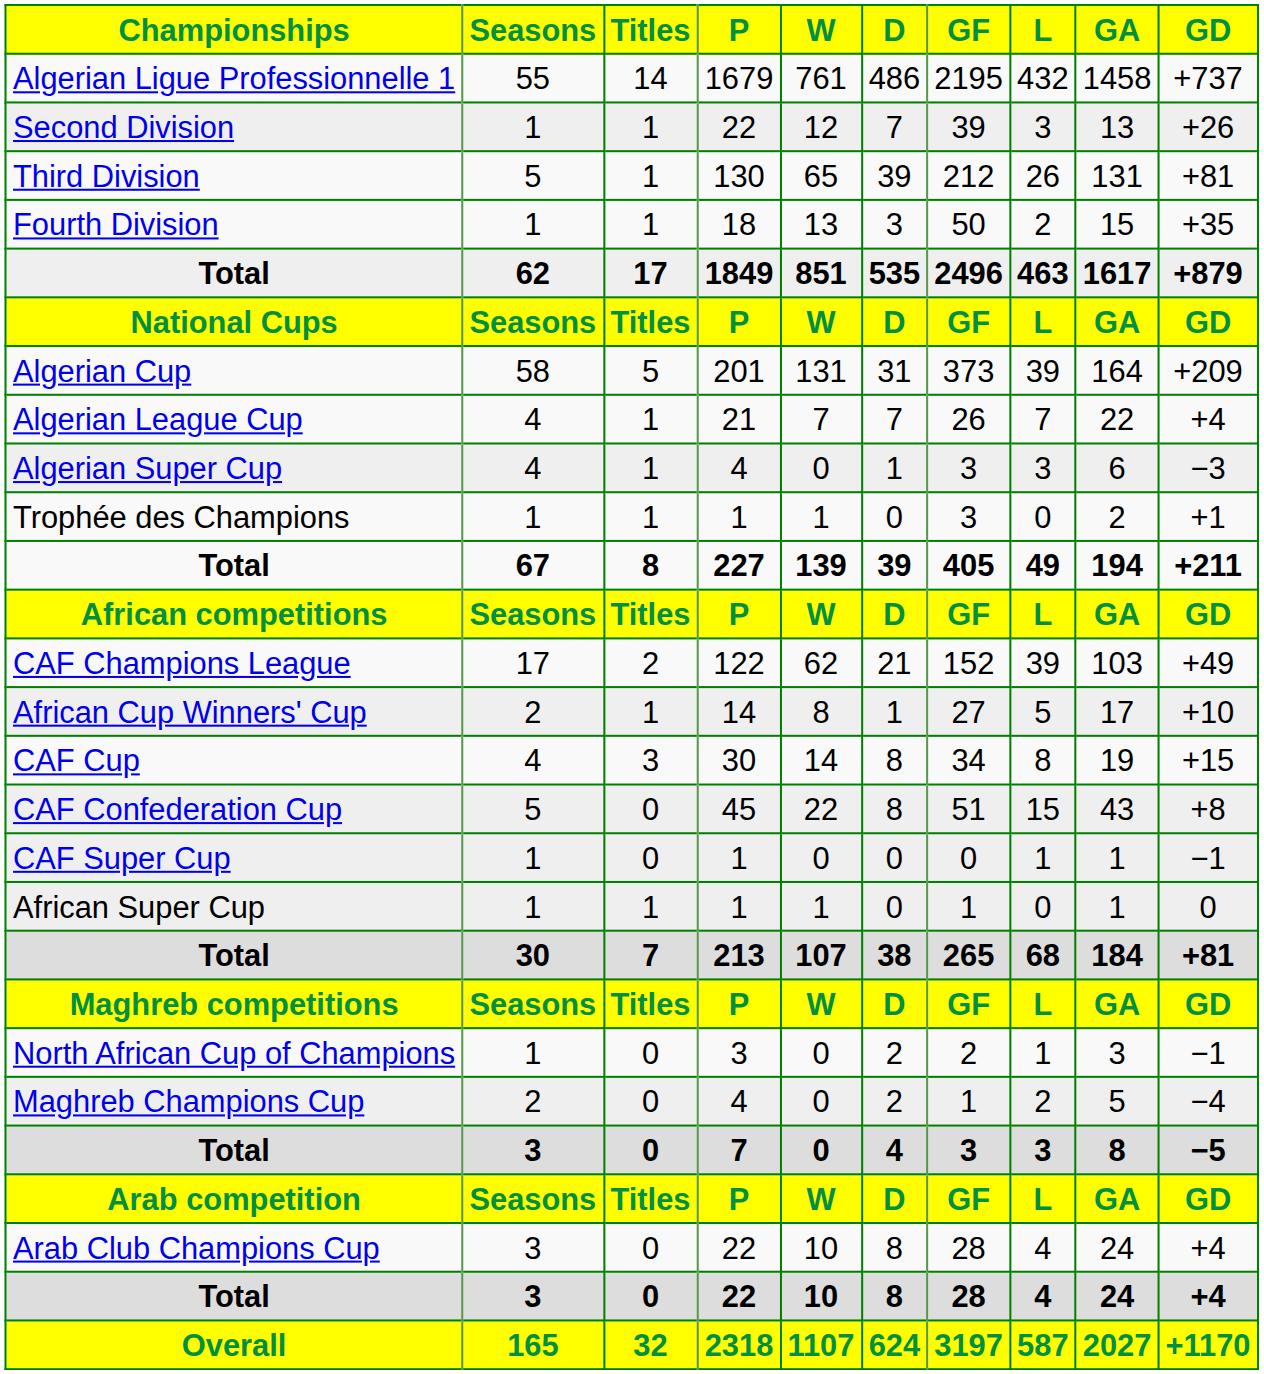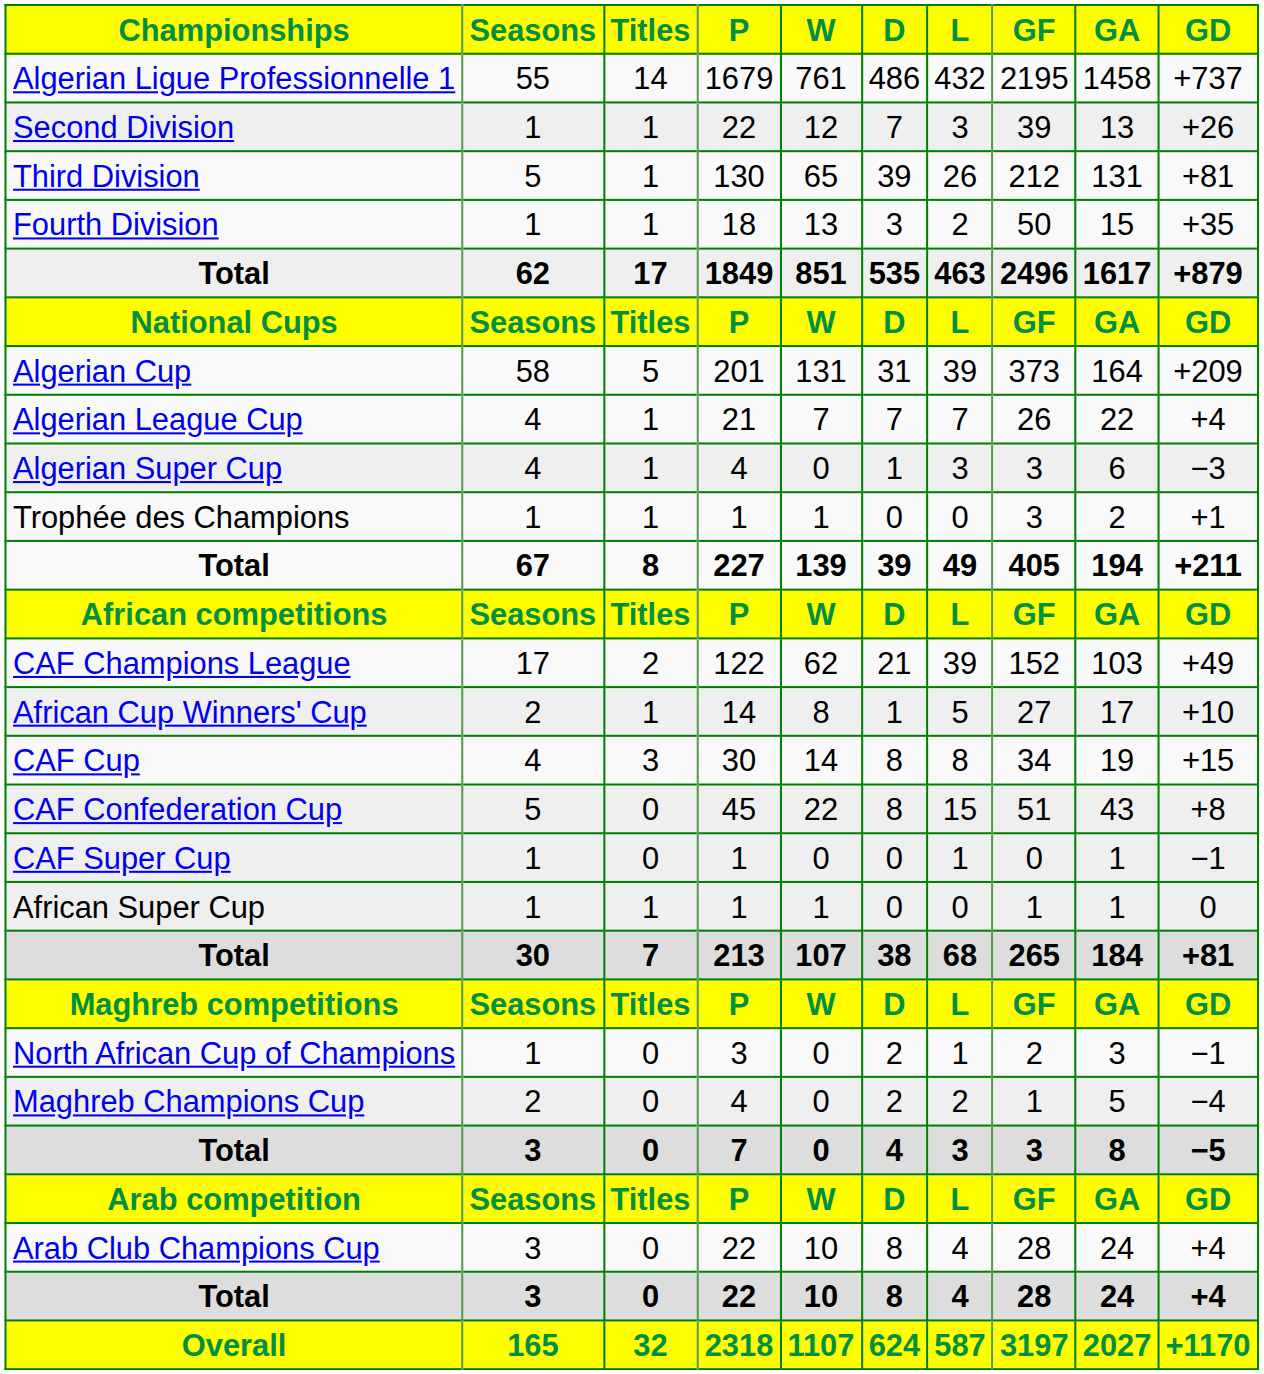columns swapped: (1043, 29) <-> (969, 29)
